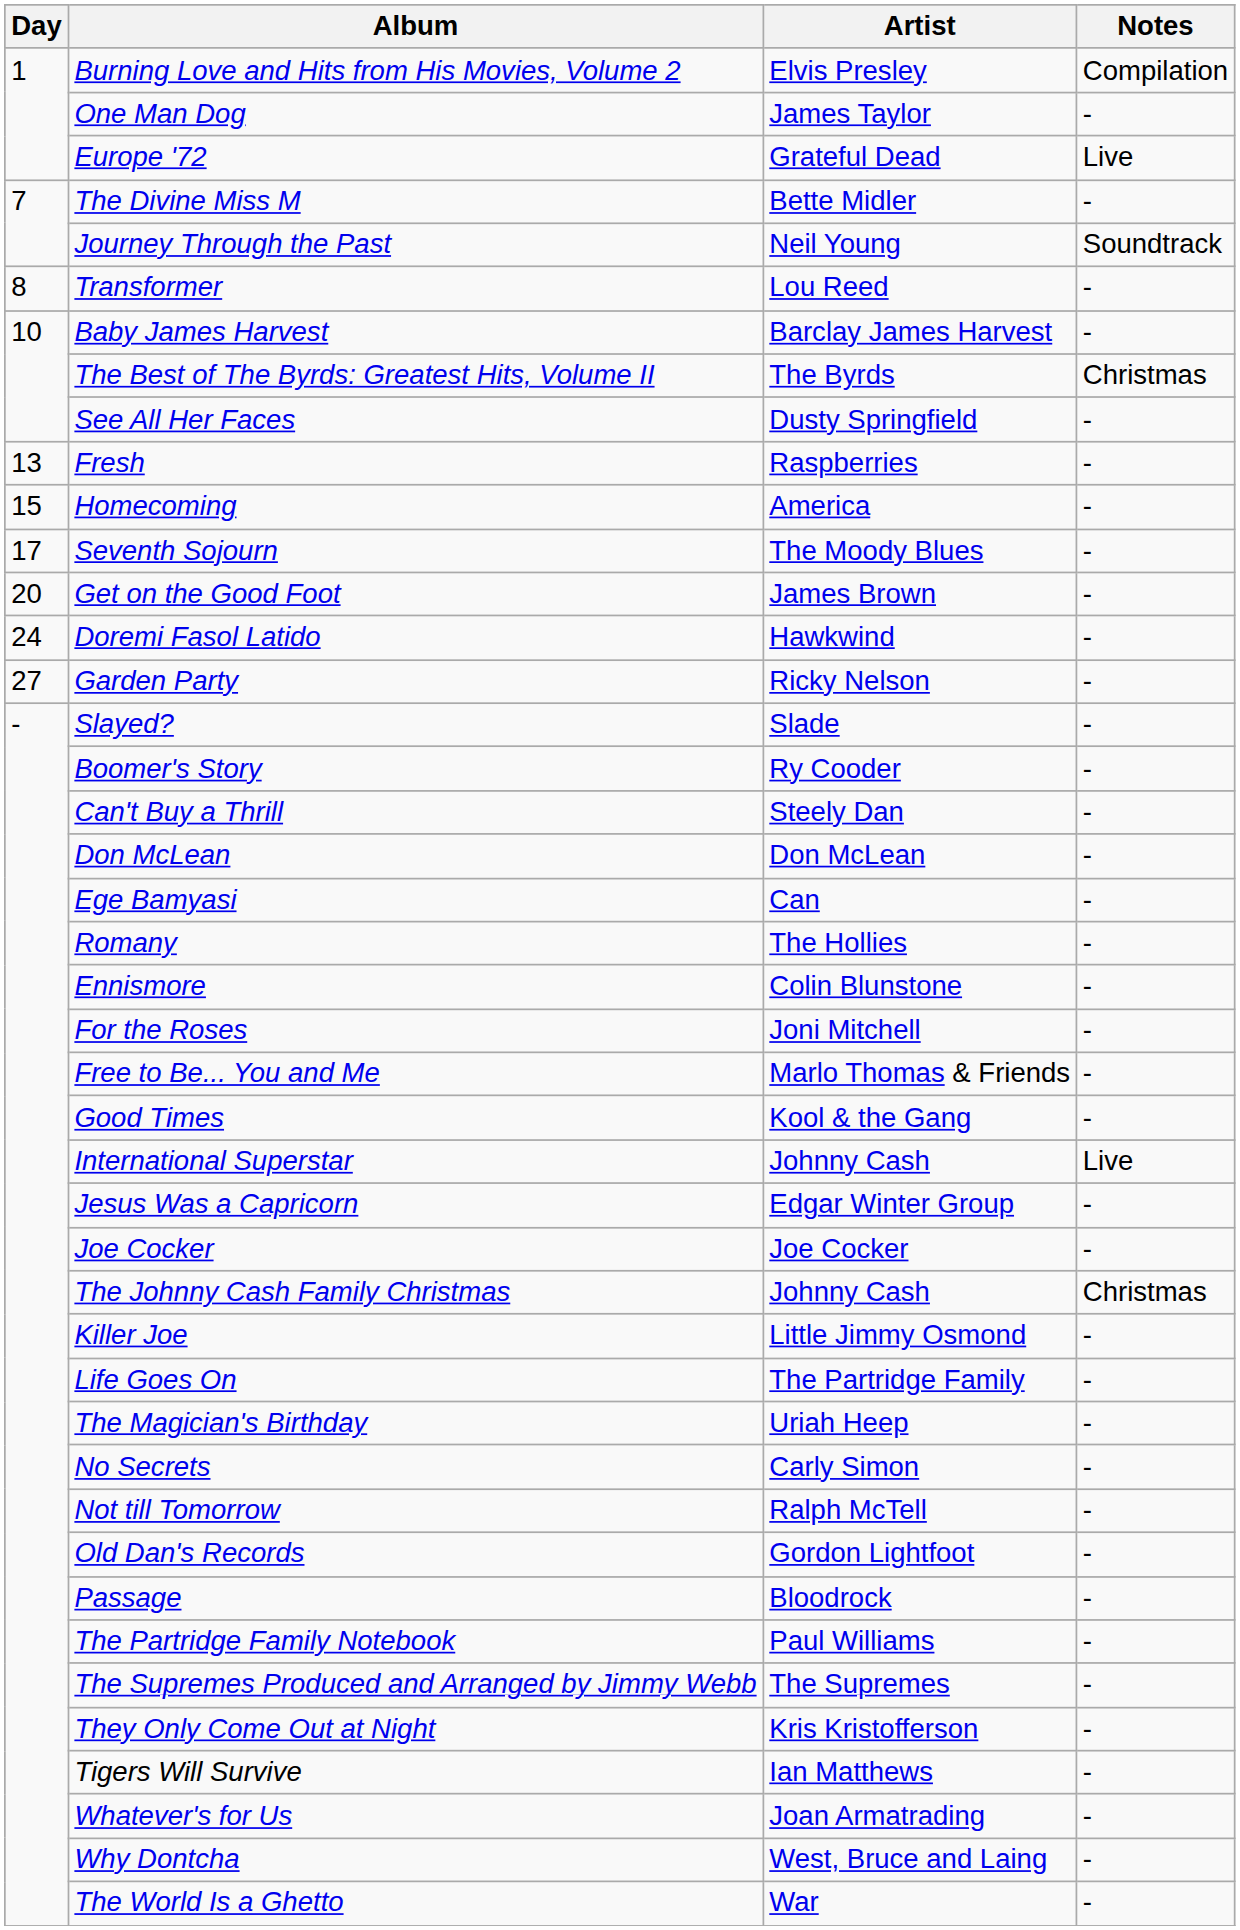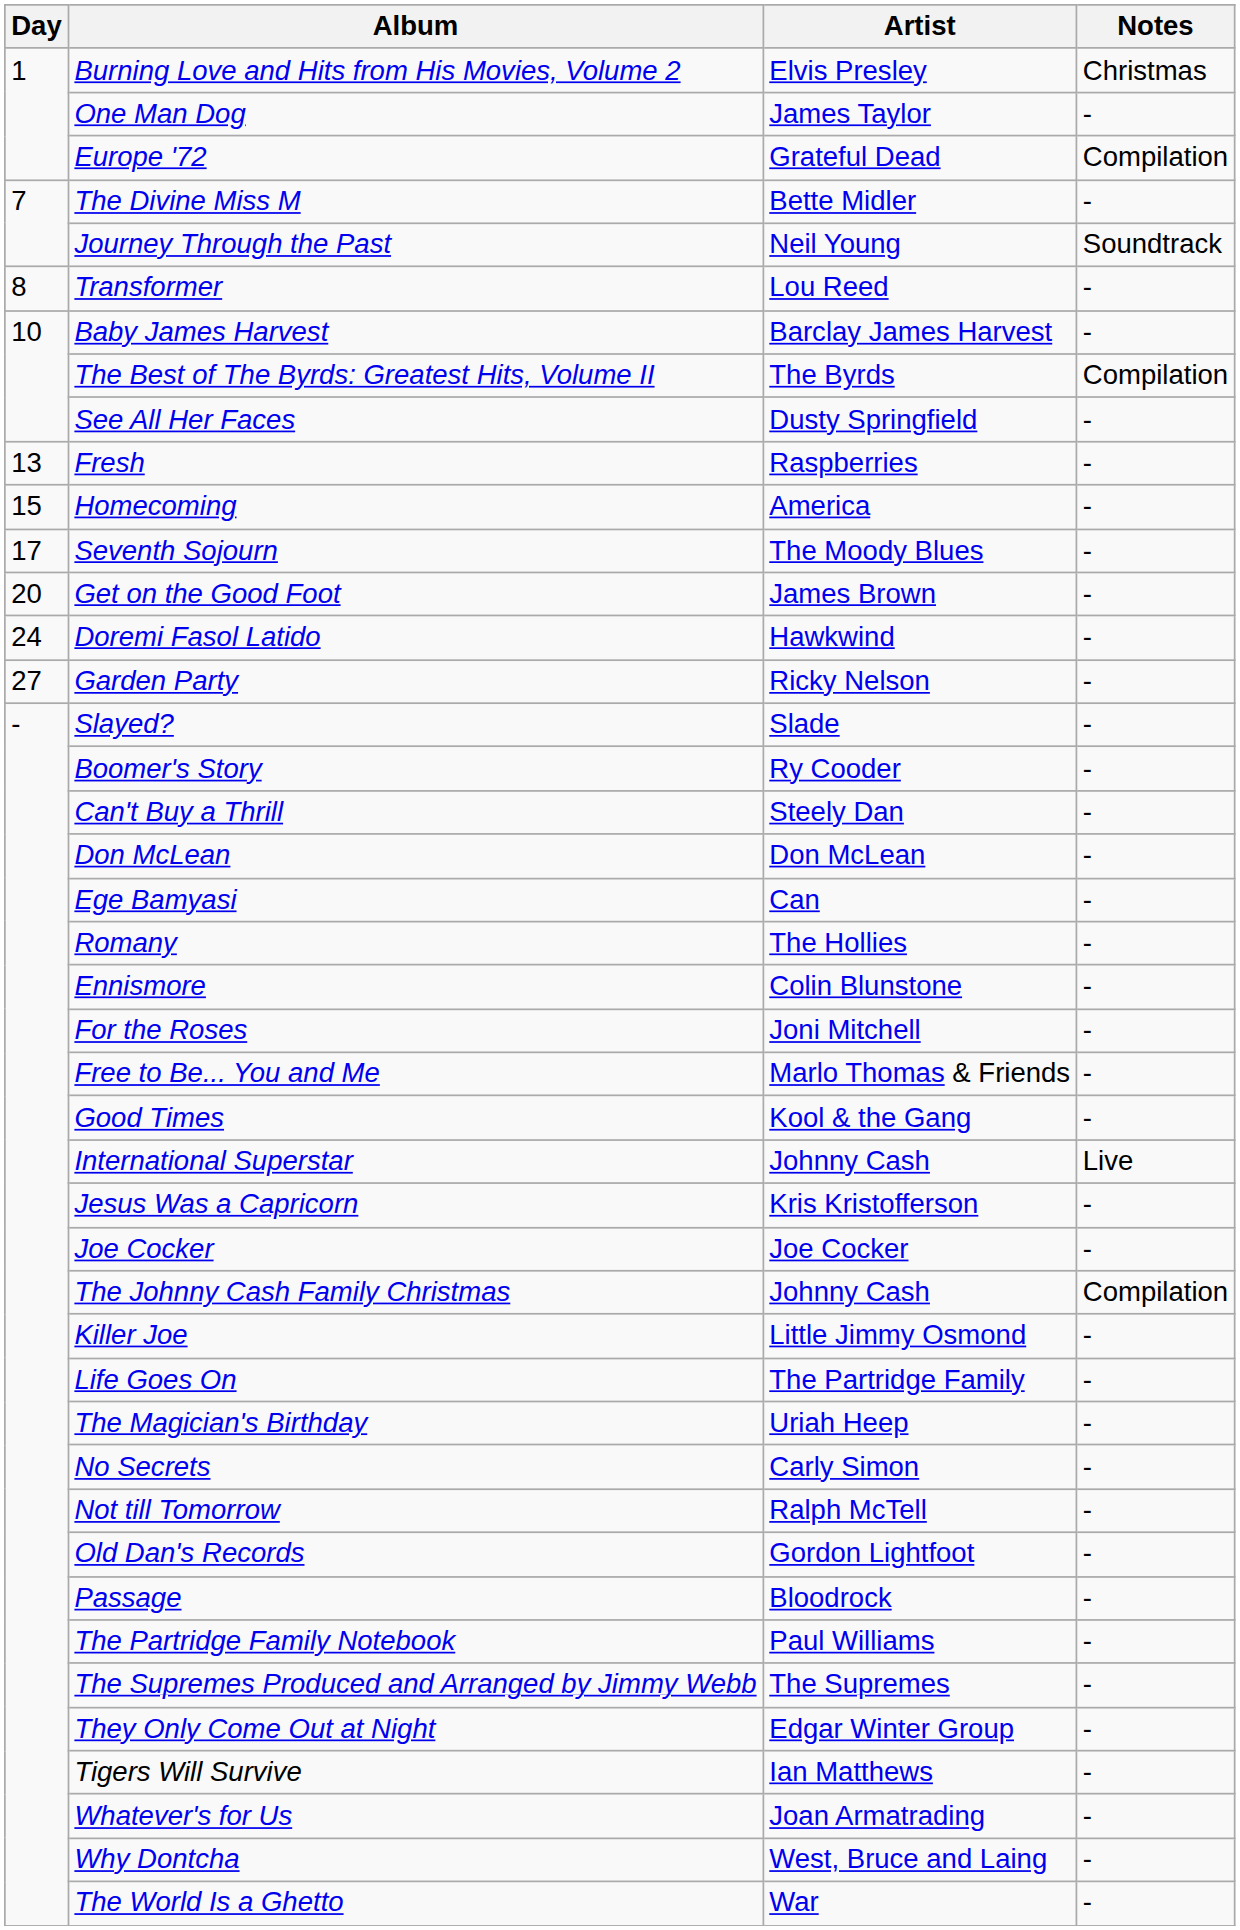(1155, 69) Compilation -> (1145, 69) Christmas
(1108, 157) Live -> (1155, 157) Compilation
(1145, 375) Christmas -> (1155, 375) Compilation
(892, 1204) Edgar Winter Group -> (874, 1204) Kris Kristofferson
(1145, 1292) Christmas -> (1155, 1292) Compilation
(874, 1728) Kris Kristofferson -> (892, 1728) Edgar Winter Group
